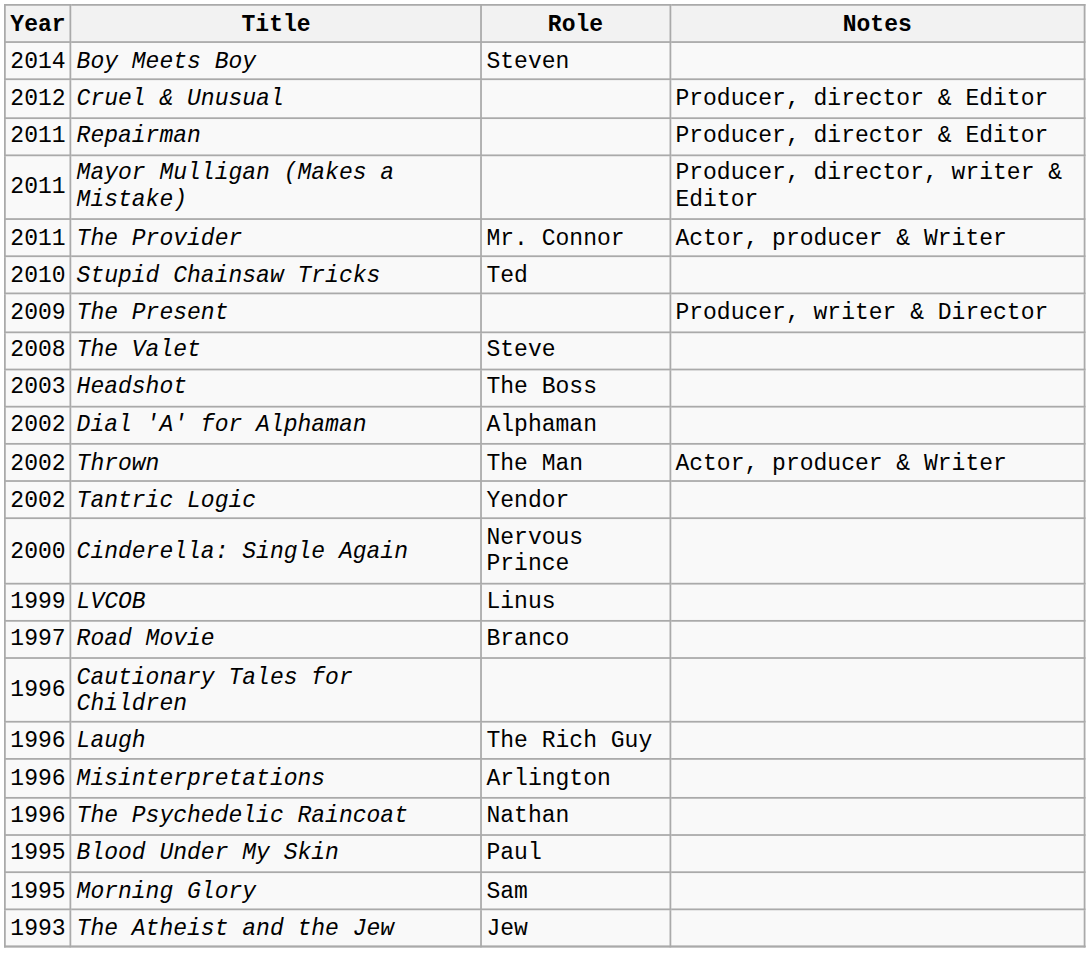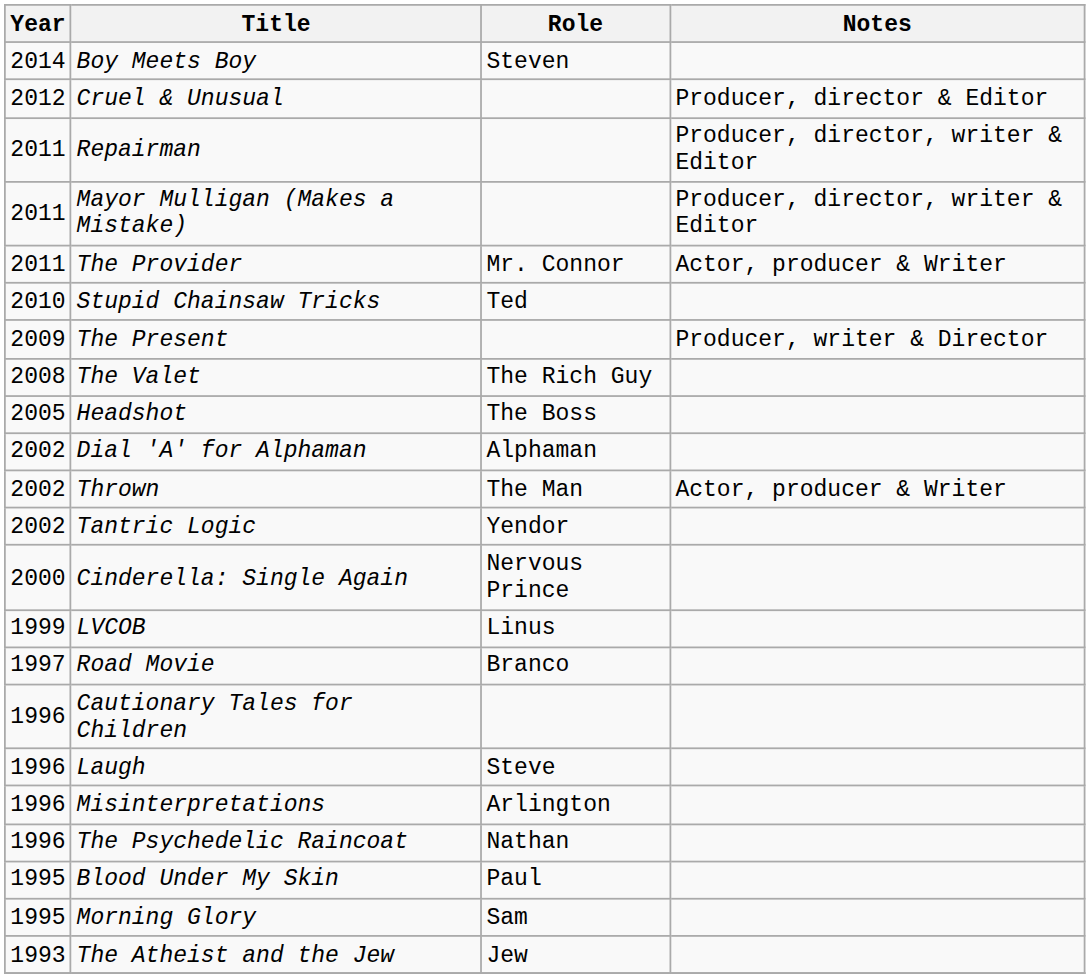(862, 136) Producer, director & Editor -> (869, 149) Producer, director, writer & Editor
(521, 350) Steve -> (569, 377) The Rich Guy
(38, 388) 2003 -> (38, 414) 2005
(569, 741) The Rich Guy -> (521, 767) Steve
